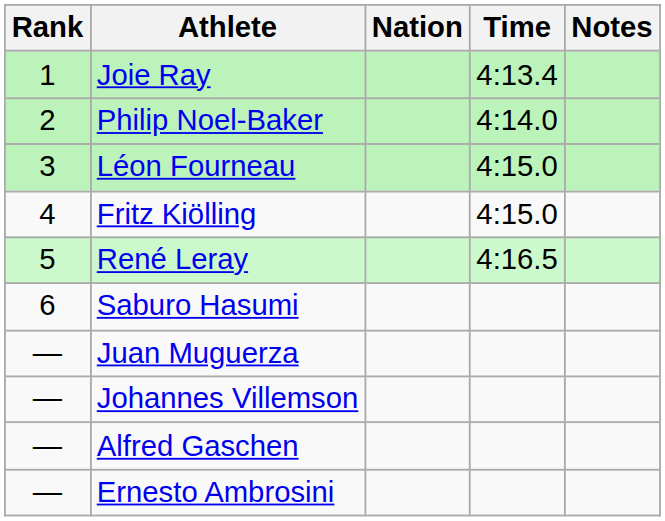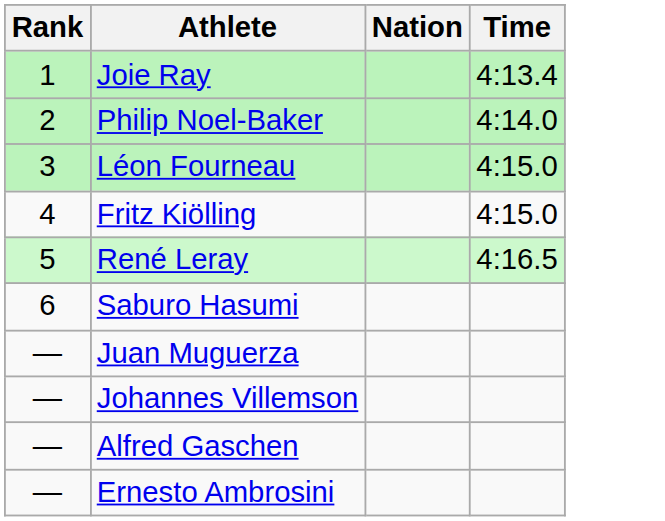- column: (612, 27)
